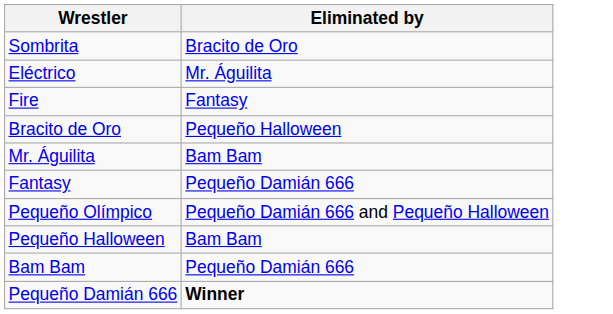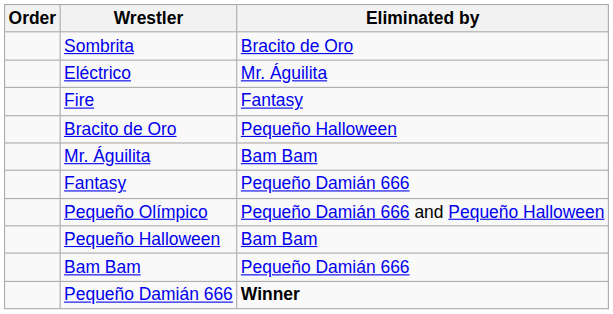+ column: (32, 18)
